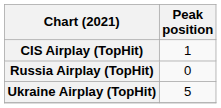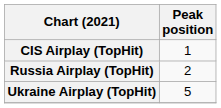(188, 71) 0 -> (188, 71) 2
